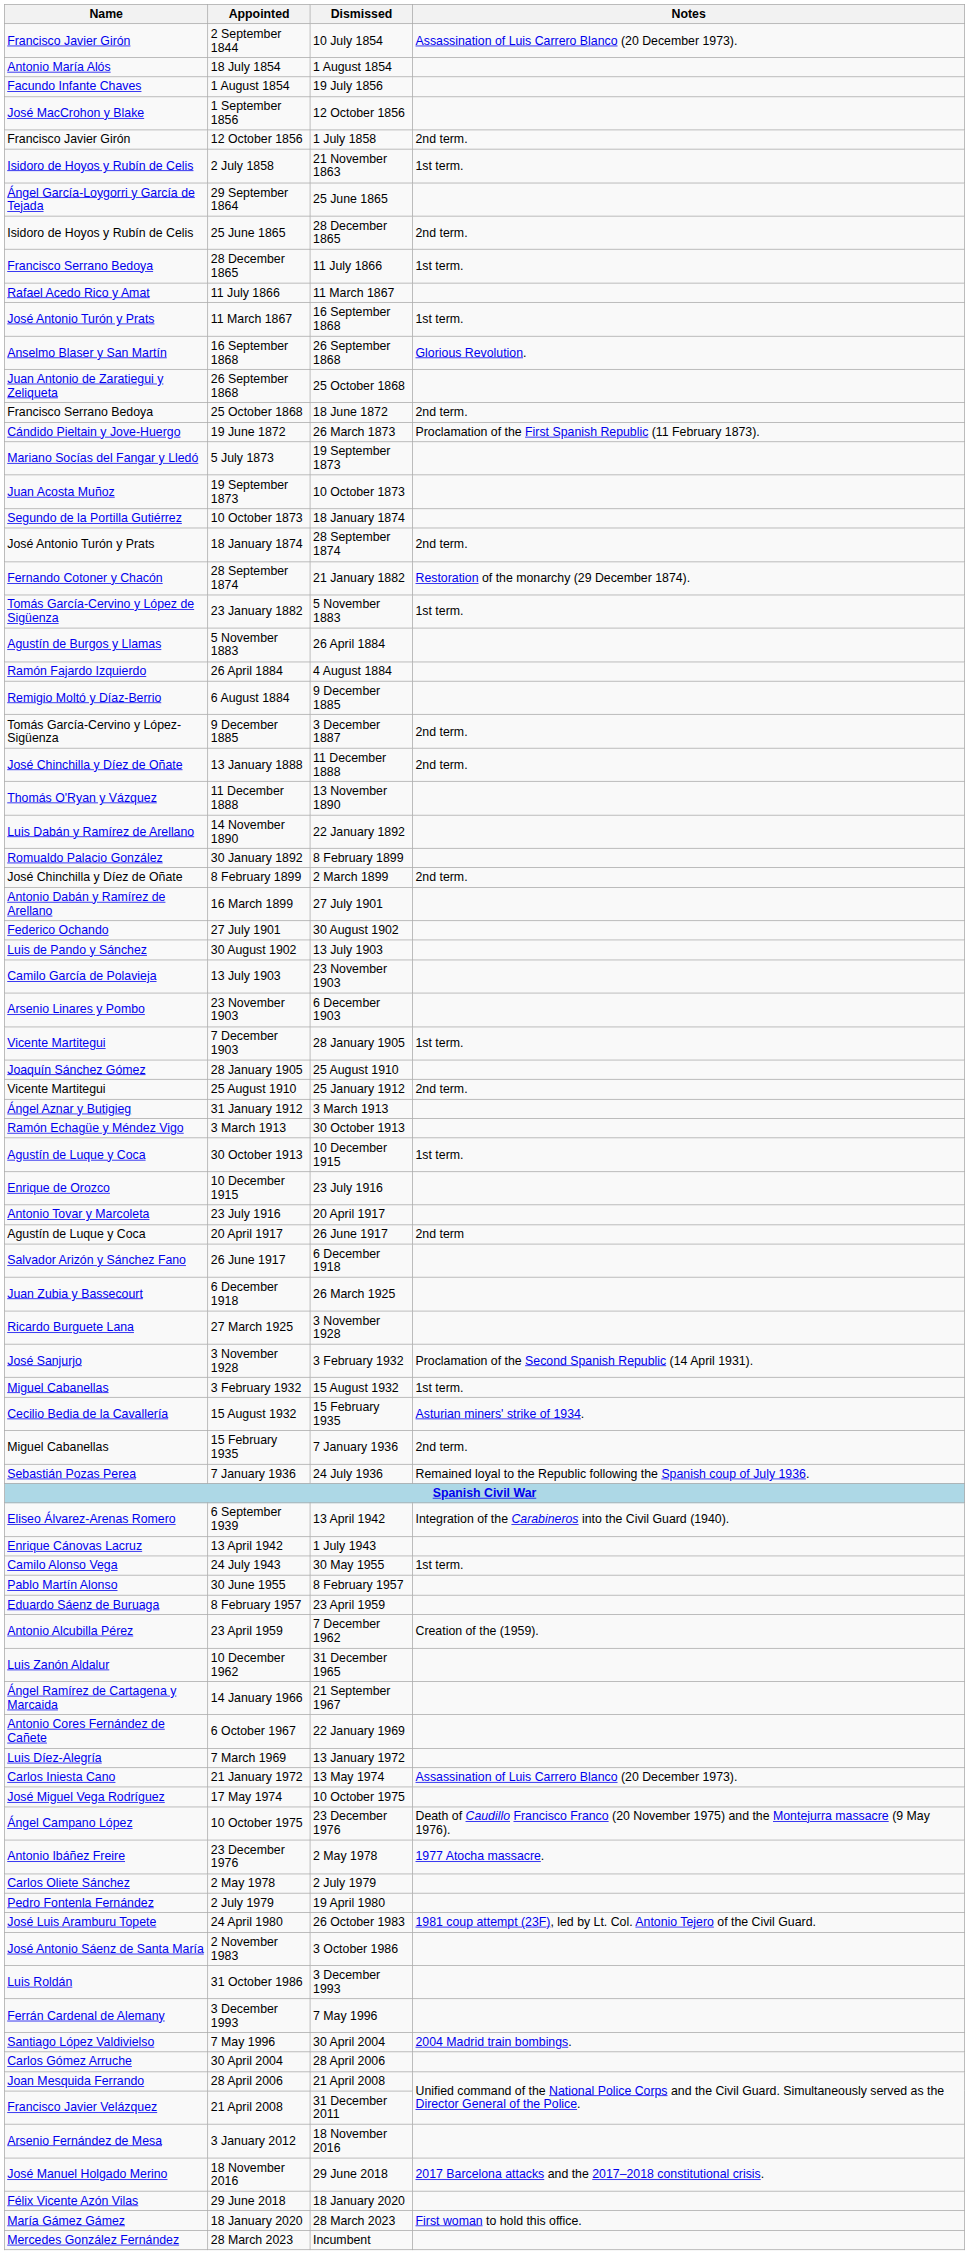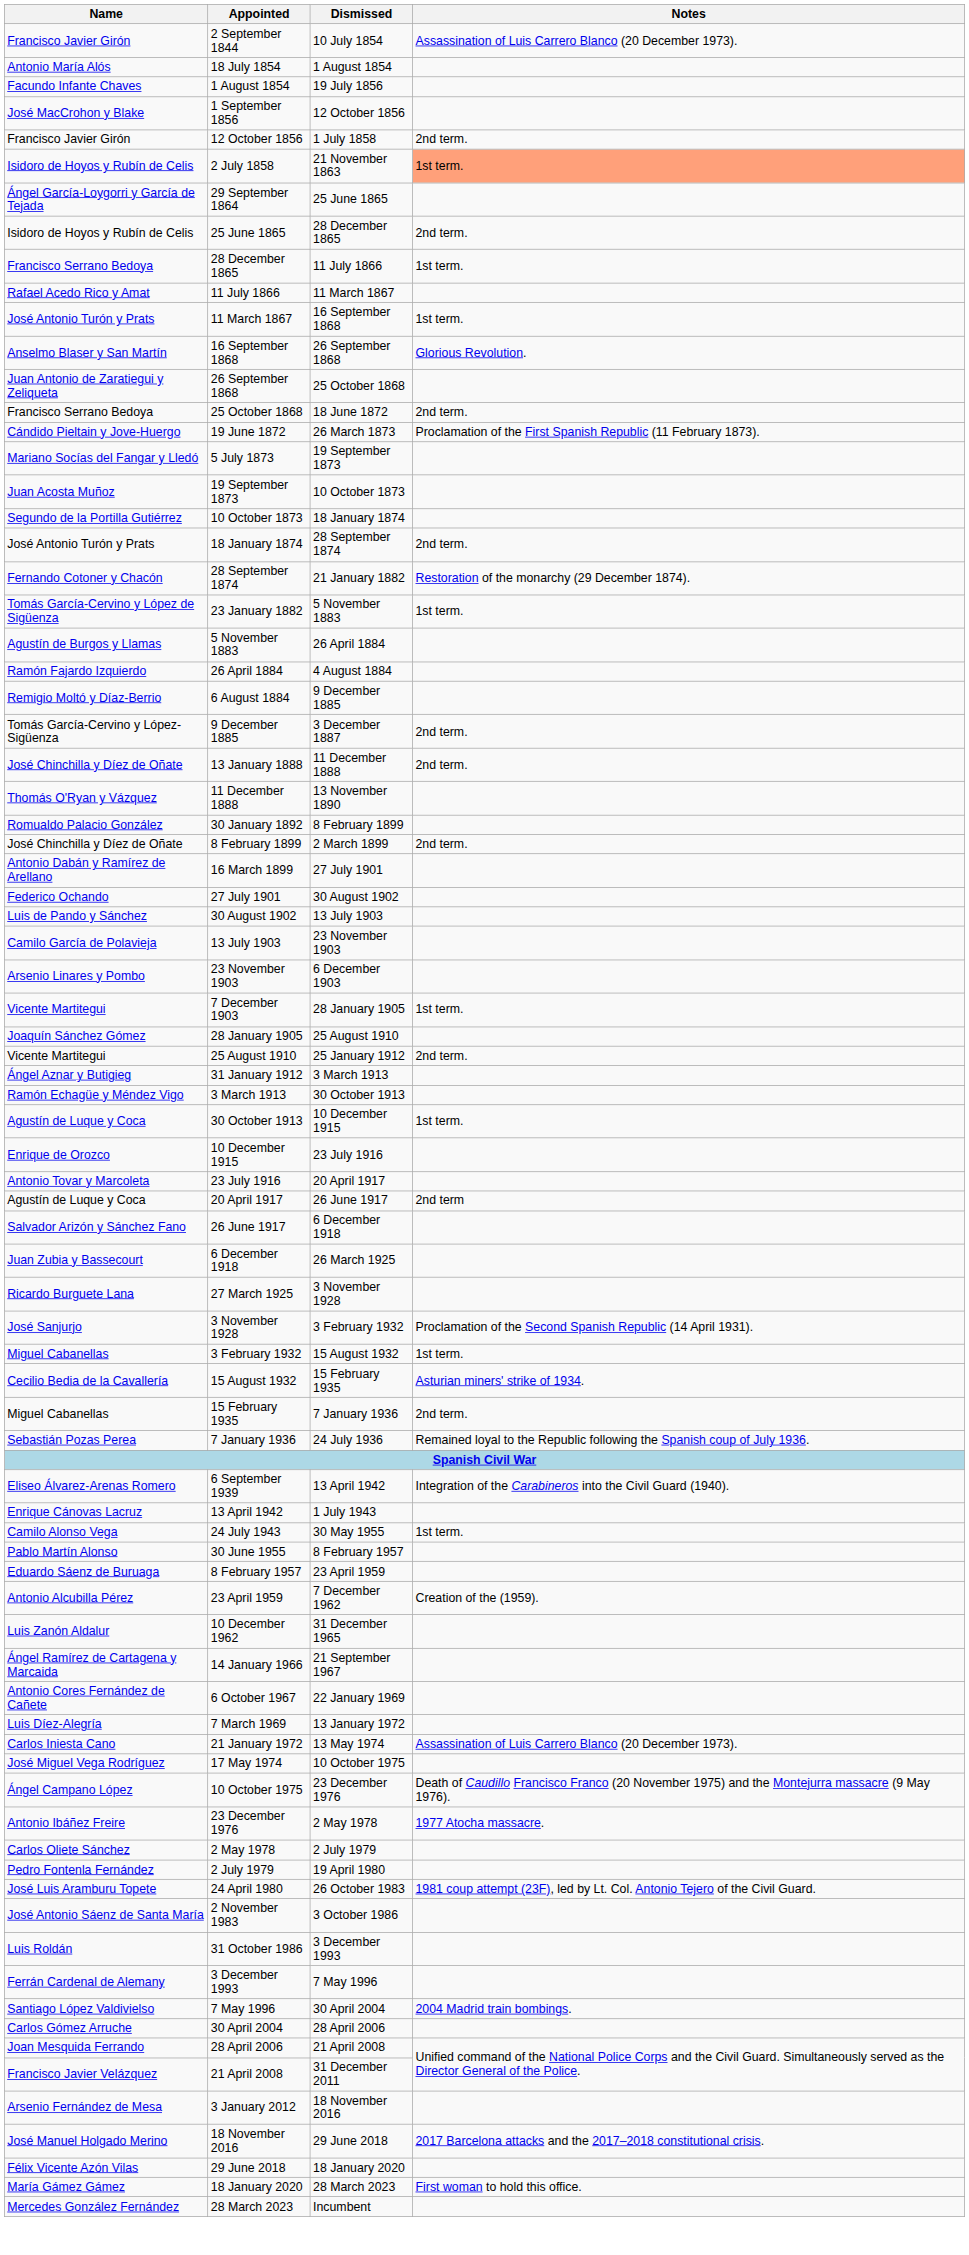(439, 166) no background -> (439, 166) lightsalmon background
- row: (248, 831)
